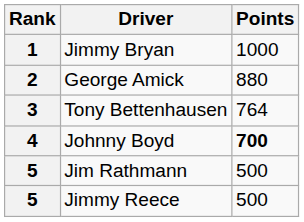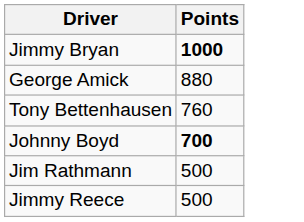- column: (32, 19)
(257, 49) normal -> (202, 49) bold
(252, 110) 764 -> (197, 110) 760
